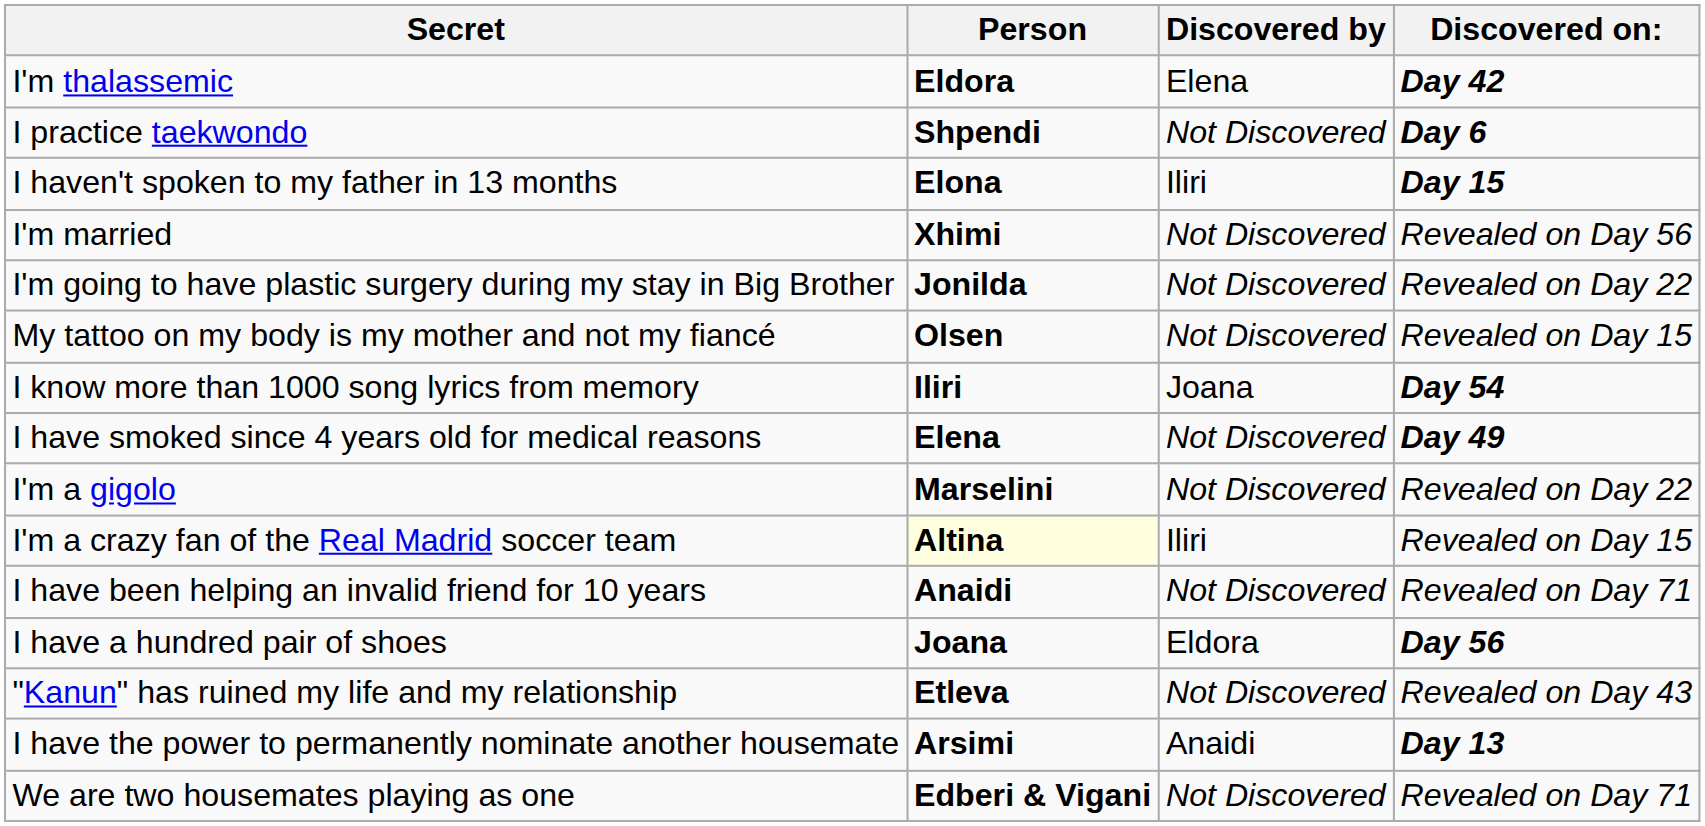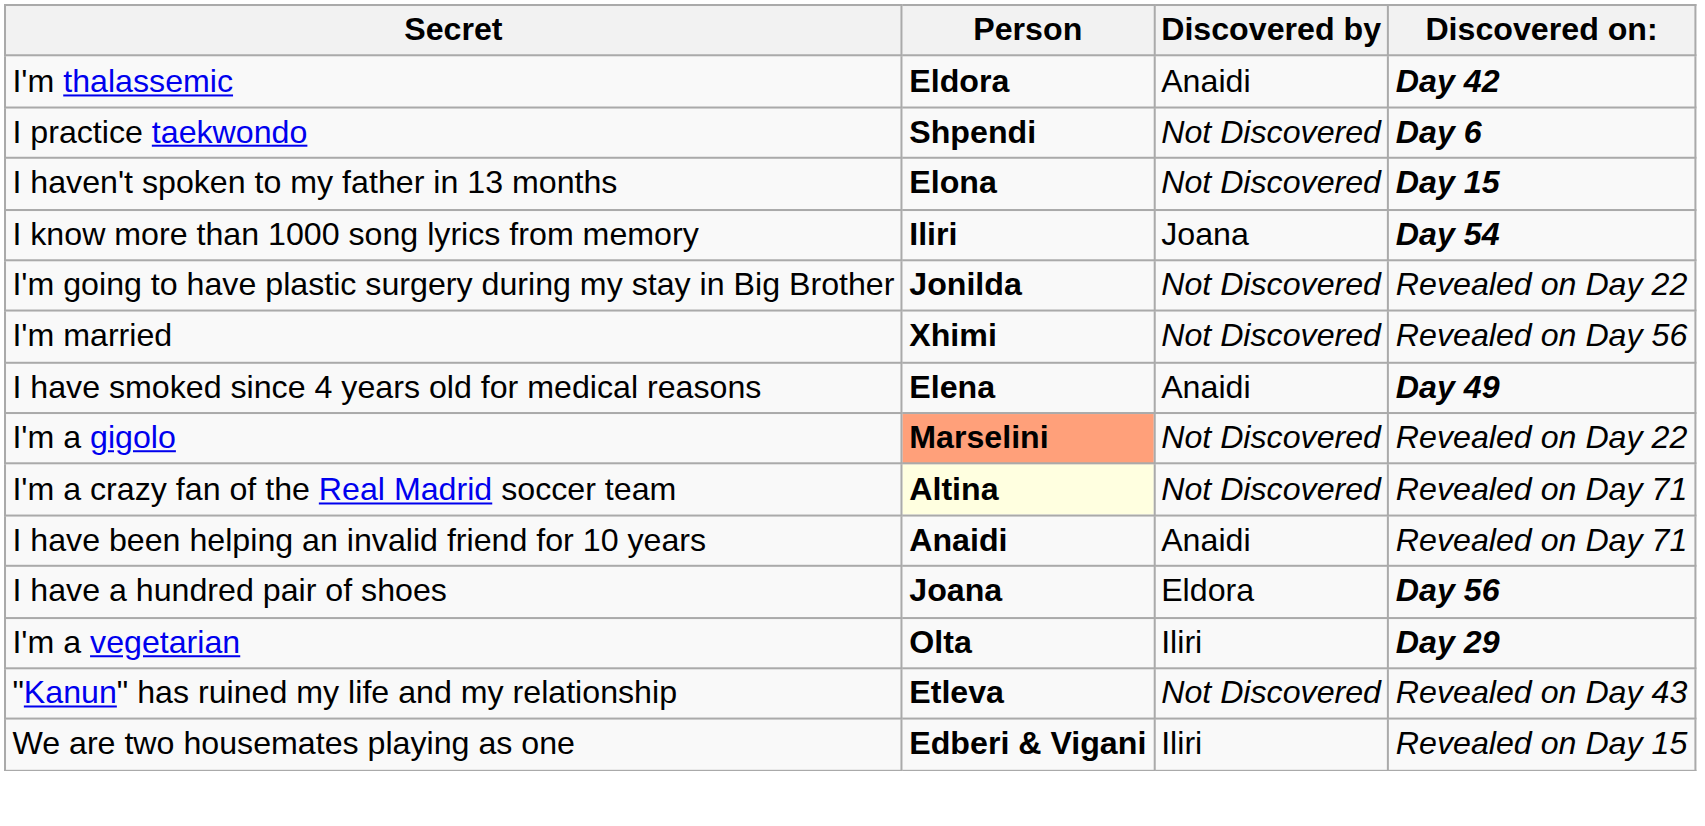(1207, 81) Elena -> (1206, 81) Anaidi
(1186, 183) Iliri -> (1271, 183) Not Discovered
rows swapped: (92, 234) <-> (356, 387)
- row: (394, 336)
(1276, 438) Not Discovered -> (1206, 387) Anaidi
(984, 489) no background -> (979, 438) lightsalmon background
(1186, 540) Iliri -> (1271, 489) Not Discovered
(1546, 540) Revealed on Day 15 -> (1542, 489) Revealed on Day 71
(1276, 591) Not Discovered -> (1206, 540) Anaidi
+ row: (126, 642)
- row: (456, 744)
(1276, 795) Not Discovered -> (1182, 744) Iliri
(1546, 795) Revealed on Day 71 -> (1542, 744) Revealed on Day 15
